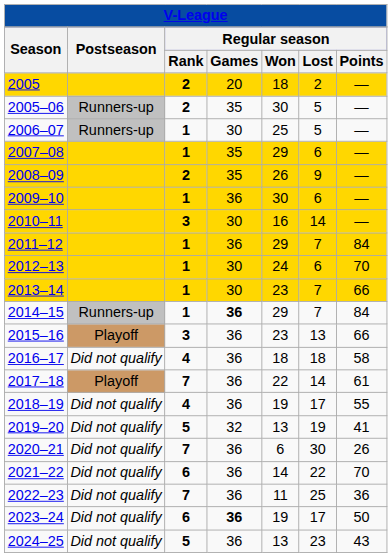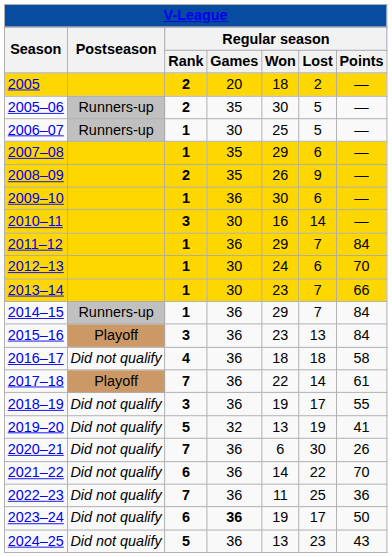(234, 312) bold -> (234, 312) normal
(361, 335) 66 -> (361, 335) 84
(186, 404) 4 -> (186, 404) 3
